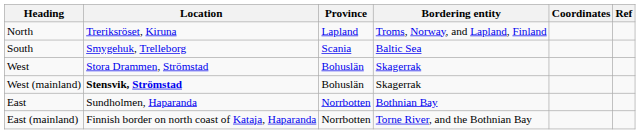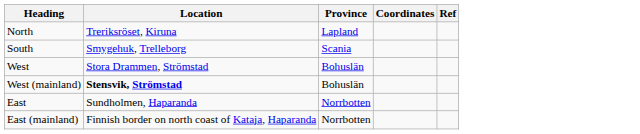- column: (461, 13)
